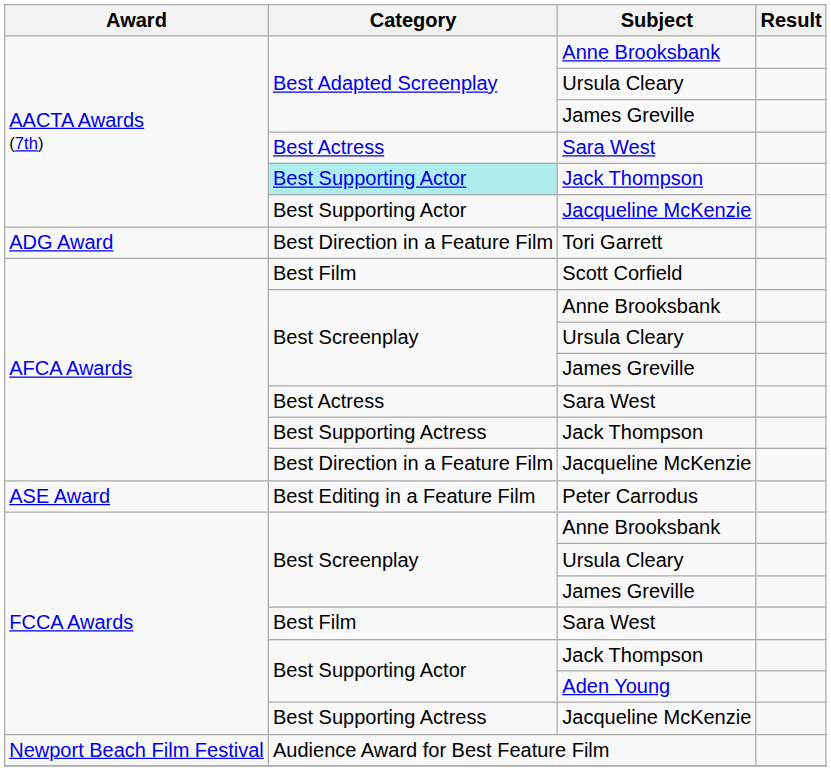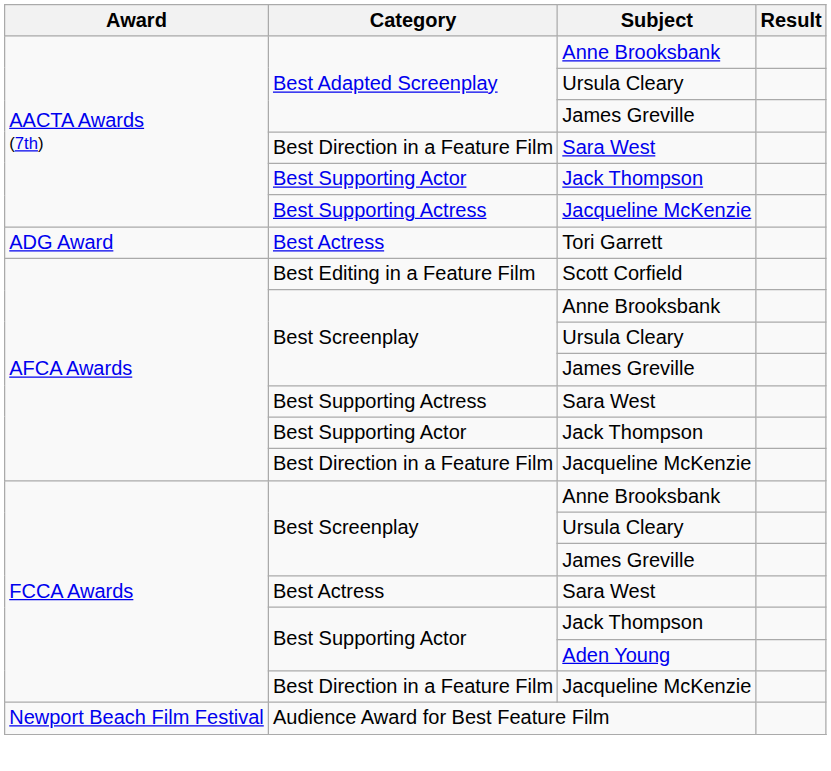(329, 147) Best Actress -> (413, 147) Best Direction in a Feature Film
(370, 178) paleturquoise background -> (370, 178) no background
(370, 210) Best Supporting Actor -> (380, 210) Best Supporting Actress
(413, 242) Best Direction in a Feature Film -> (329, 242) Best Actress
(315, 274) Best Film -> (404, 274) Best Editing in a Feature Film
(329, 400) Best Actress -> (380, 400) Best Supporting Actress
(380, 432) Best Supporting Actress -> (370, 432) Best Supporting Actor
- row: (60, 496)
(315, 623) Best Film -> (329, 591) Best Actress
(380, 718) Best Supporting Actress -> (413, 686) Best Direction in a Feature Film
